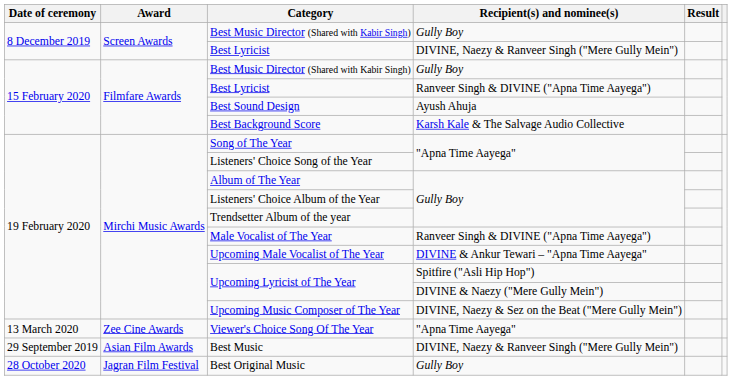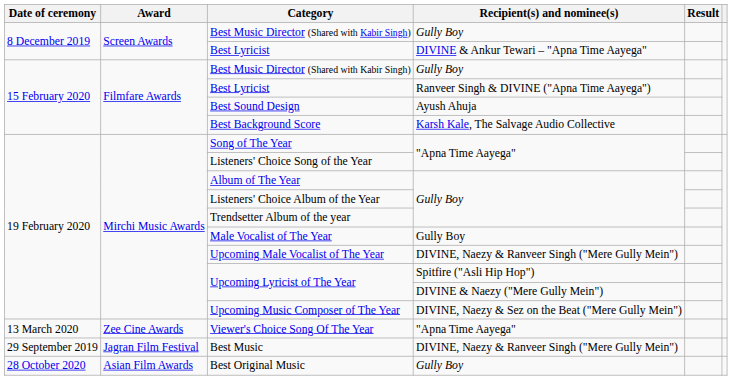(547, 50) DIVINE, Naezy & Ranveer Singh ("Mere Gully Mein") -> (531, 50) DIVINE & Ankur Tewari – "Apna Time Aayega"
(520, 124) Karsh Kale & The Salvage Audio Collective -> (516, 124) Karsh Kale, The Salvage Audio Collective
(533, 236) Ranveer Singh & DIVINE ("Apna Time Aayega") -> (441, 236) Gully Boy
(531, 254) DIVINE & Ankur Tewari – "Apna Time Aayega" -> (547, 254) DIVINE, Naezy & Ranveer Singh ("Mere Gully Mein")
(148, 347) Asian Film Awards -> (151, 347) Jagran Film Festival
(151, 365) Jagran Film Festival -> (148, 365) Asian Film Awards
